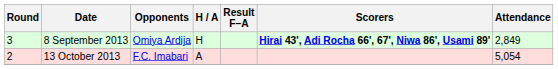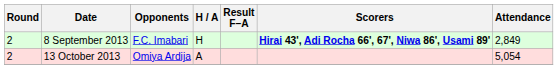(10, 40) 3 -> (10, 40) 2
(162, 40) Omiya Ardija -> (160, 40) F.C. Imabari
(160, 56) F.C. Imabari -> (162, 56) Omiya Ardija
